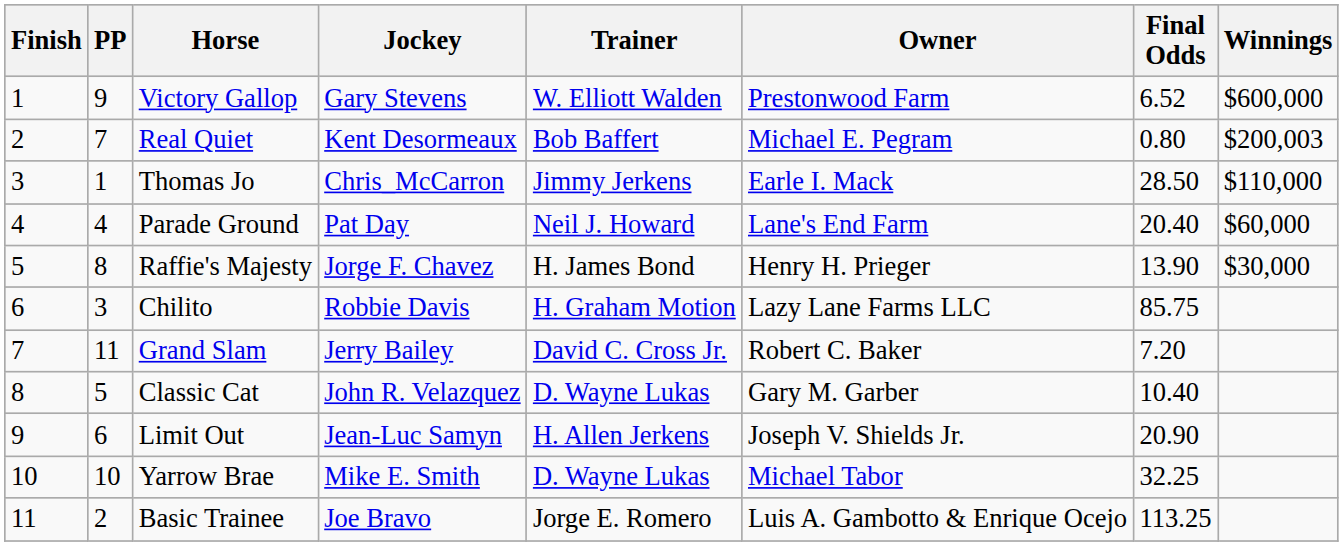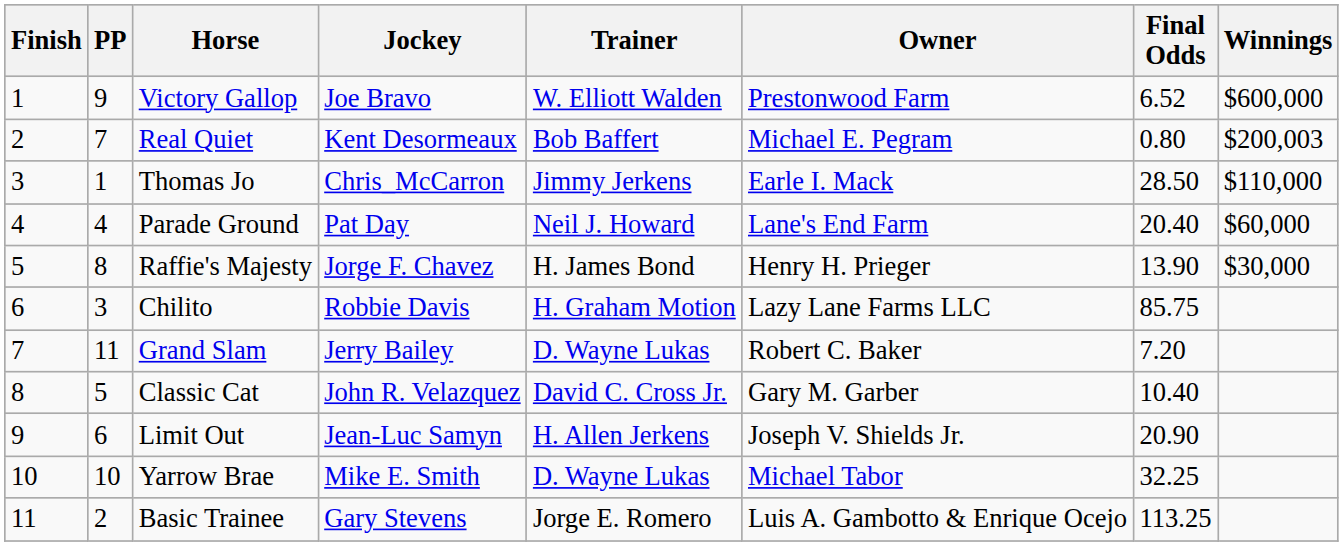(395, 97) Gary Stevens -> (378, 97) Joe Bravo
(630, 350) David C. Cross Jr. -> (621, 350) D. Wayne Lukas
(621, 392) D. Wayne Lukas -> (630, 392) David C. Cross Jr.
(378, 518) Joe Bravo -> (395, 518) Gary Stevens
